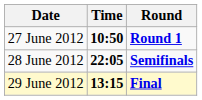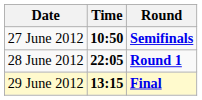(156, 38) Round 1 -> (162, 38) Semifinals
(162, 60) Semifinals -> (156, 60) Round 1
